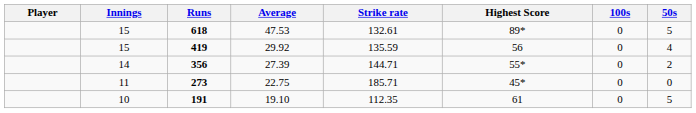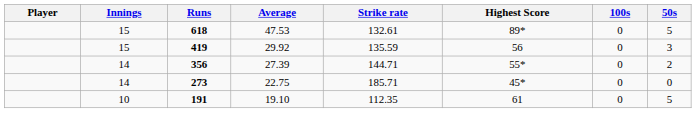(669, 47) 4 -> (669, 47) 3
(124, 82) 11 -> (124, 82) 14
